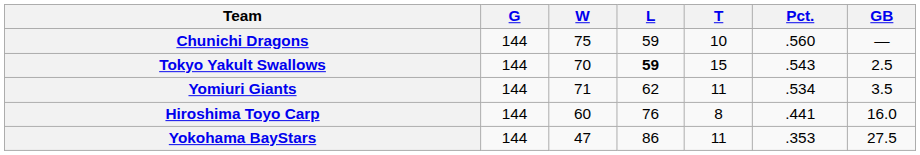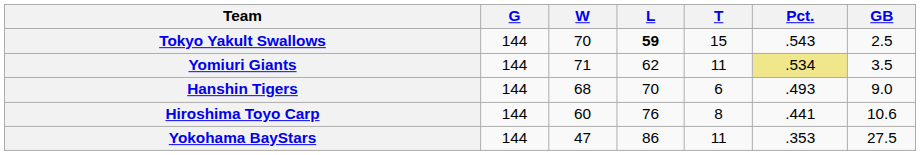- row: (243, 41)
(800, 89) no background -> (800, 65) khaki background
+ row: (243, 89)
(882, 114) 16.0 -> (882, 114) 10.6
